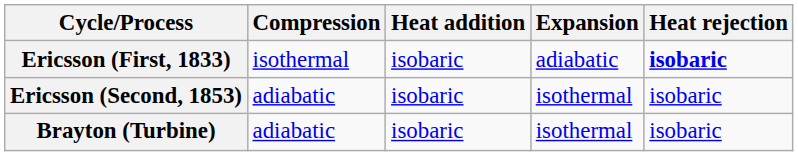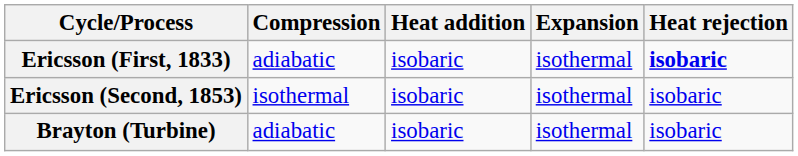(301, 58) isothermal -> (294, 58) adiabatic
(577, 58) adiabatic -> (584, 58) isothermal
(294, 95) adiabatic -> (301, 95) isothermal
